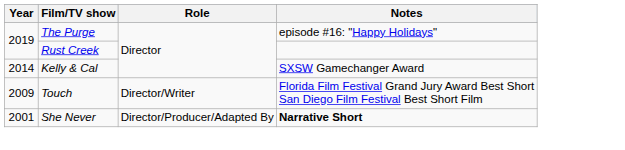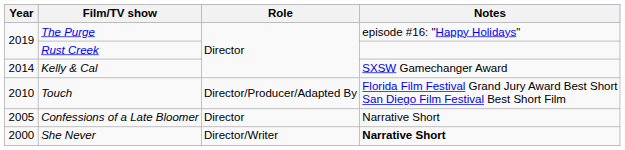(21, 93) 2009 -> (21, 93) 2010
(158, 93) Director/Writer -> (280, 93) Director/Producer/Adapted By
+ row: (120, 117)
(21, 117) 2001 -> (21, 136) 2000
(197, 117) Director/Producer/Adapted By -> (241, 136) Director/Writer
